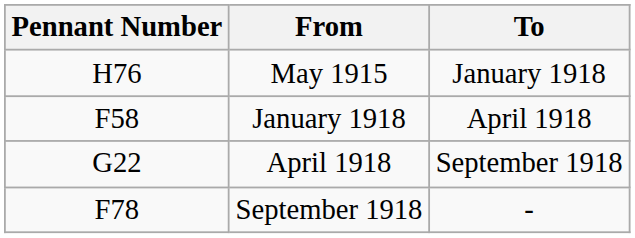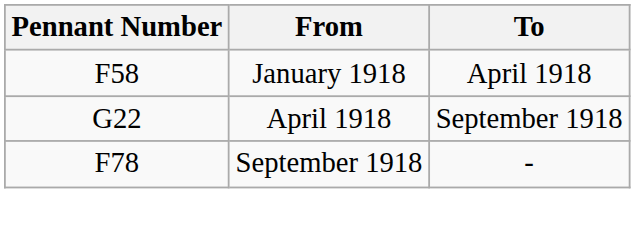- row: (329, 72)
